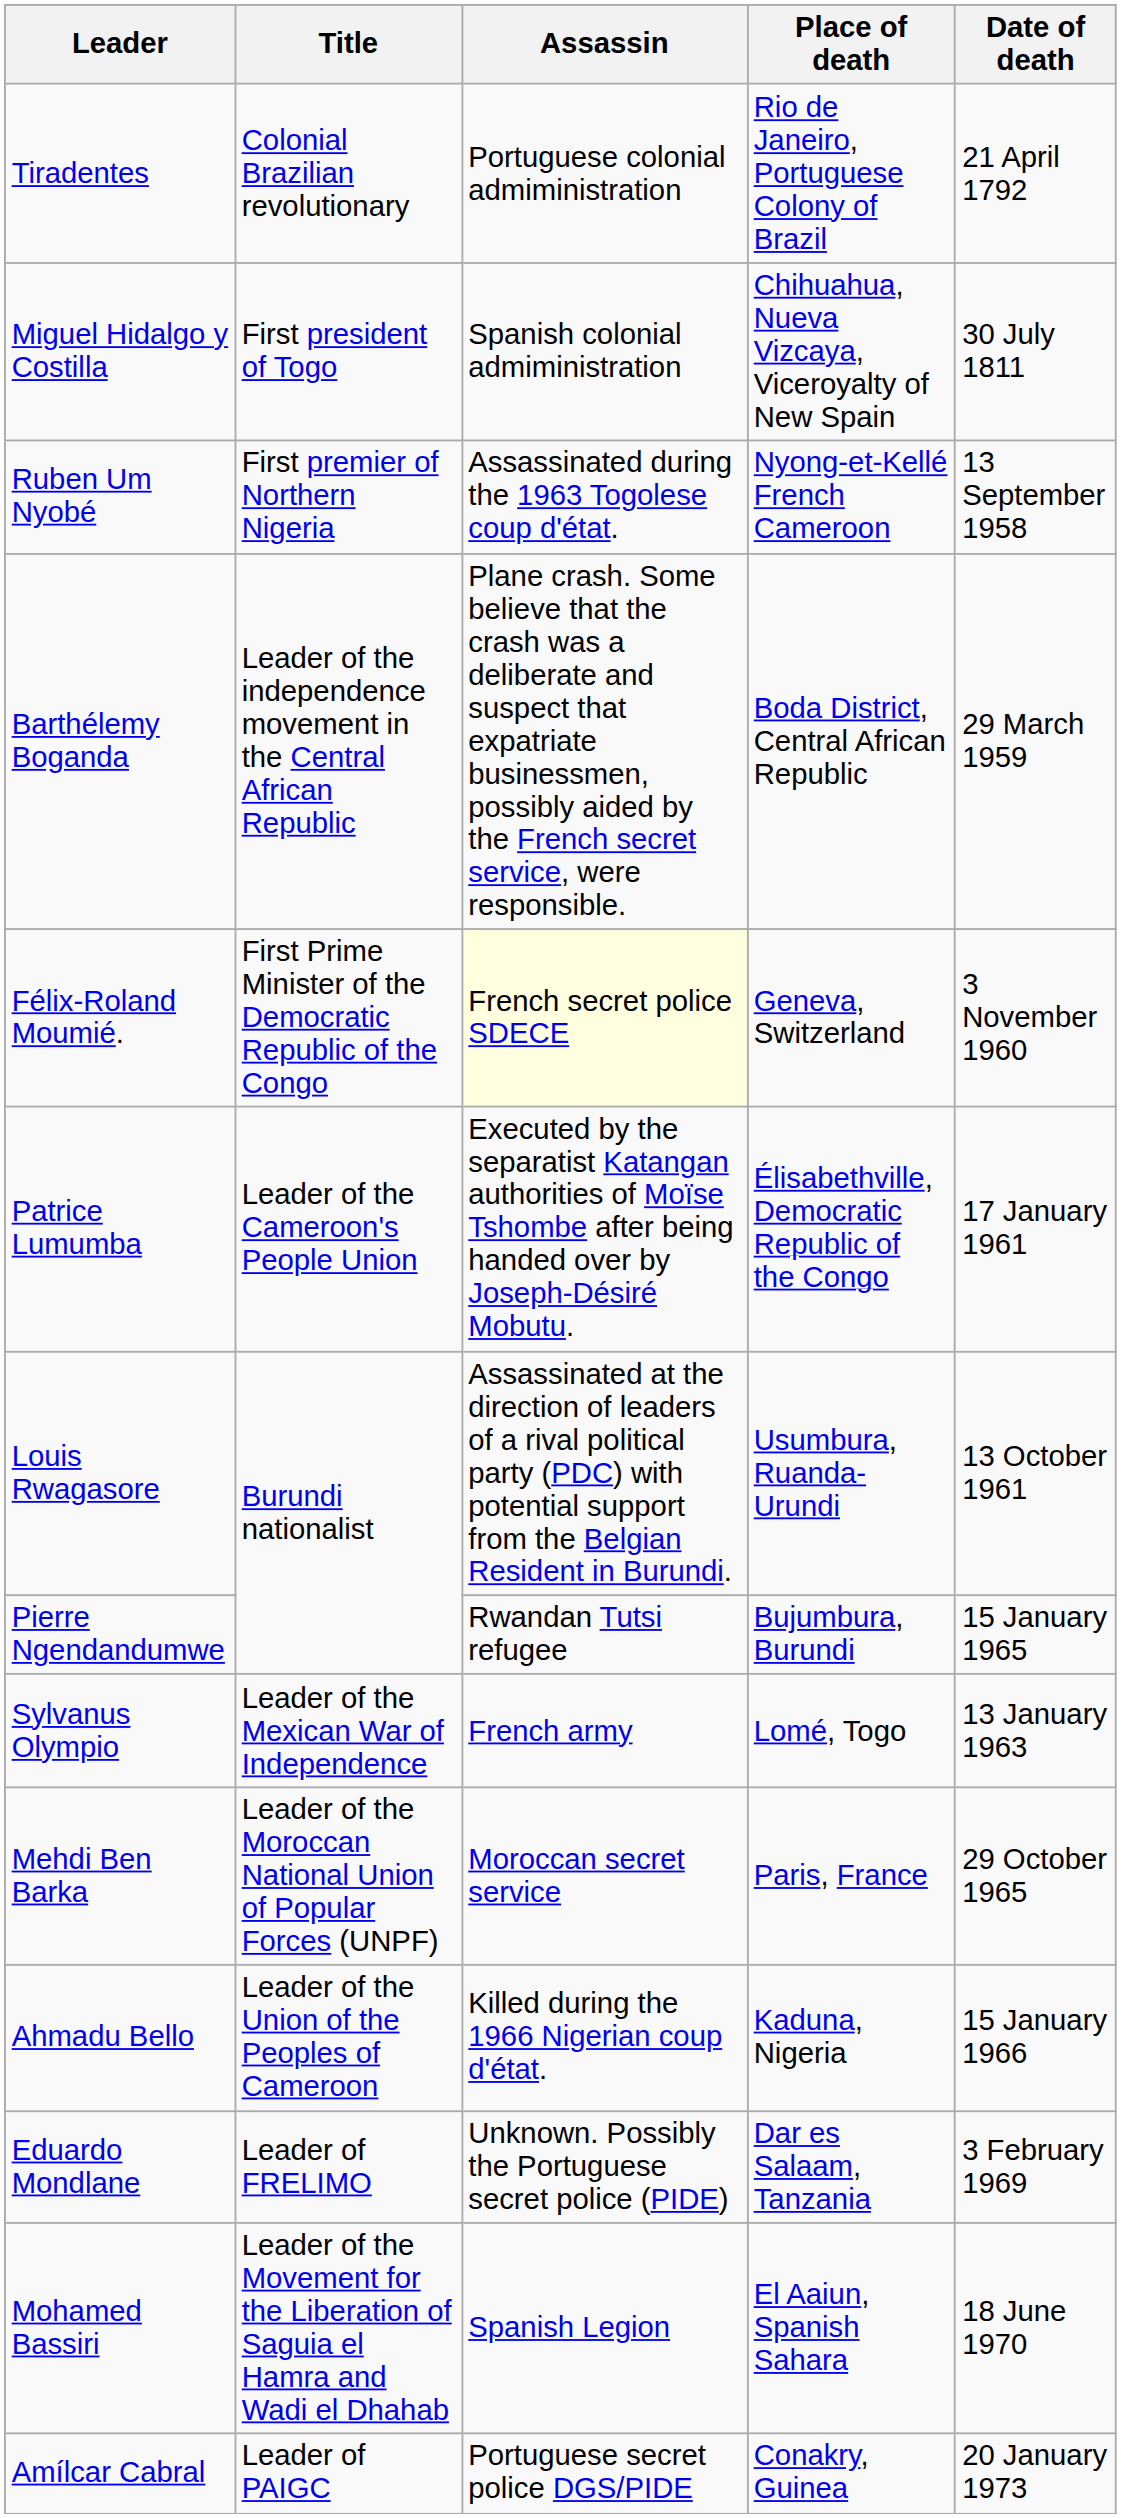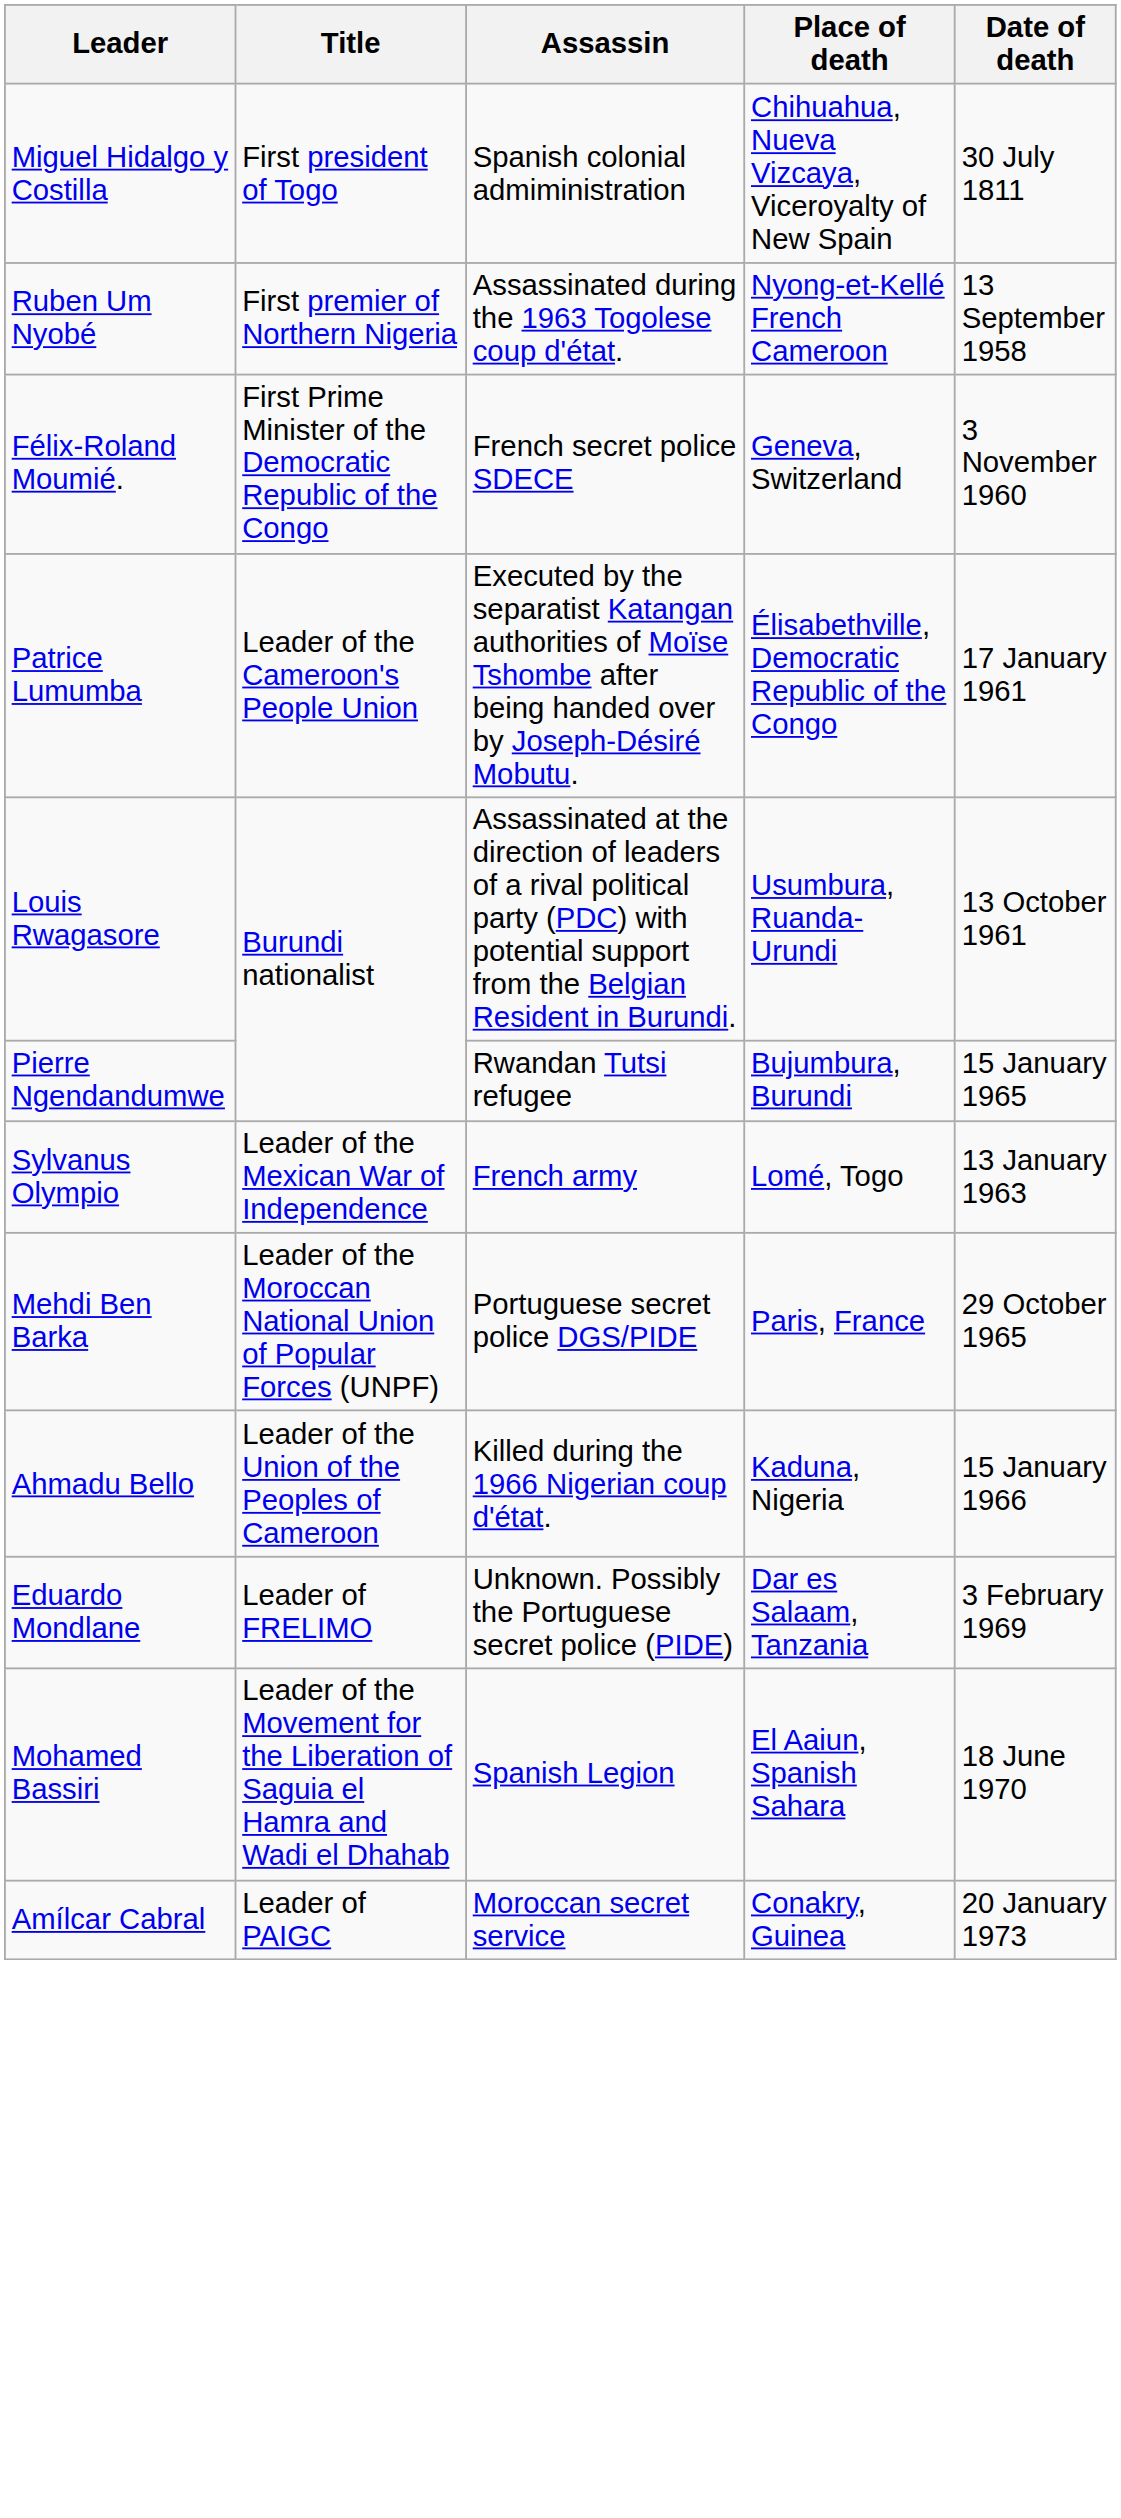- row: (80, 172)
- row: (86, 740)
(600, 1017) lightyellow background -> (605, 463) no background
(576, 1875) Moroccan secret service -> (592, 1321) Portuguese secret police DGS/PIDE
(587, 2473) Portuguese secret police DGS/PIDE -> (581, 1919) Moroccan secret service
